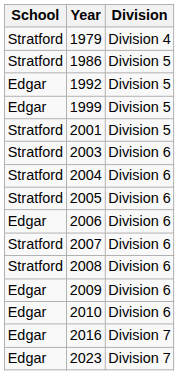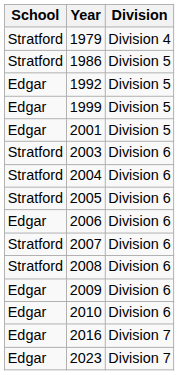(35, 130) Stratford -> (27, 130) Edgar
